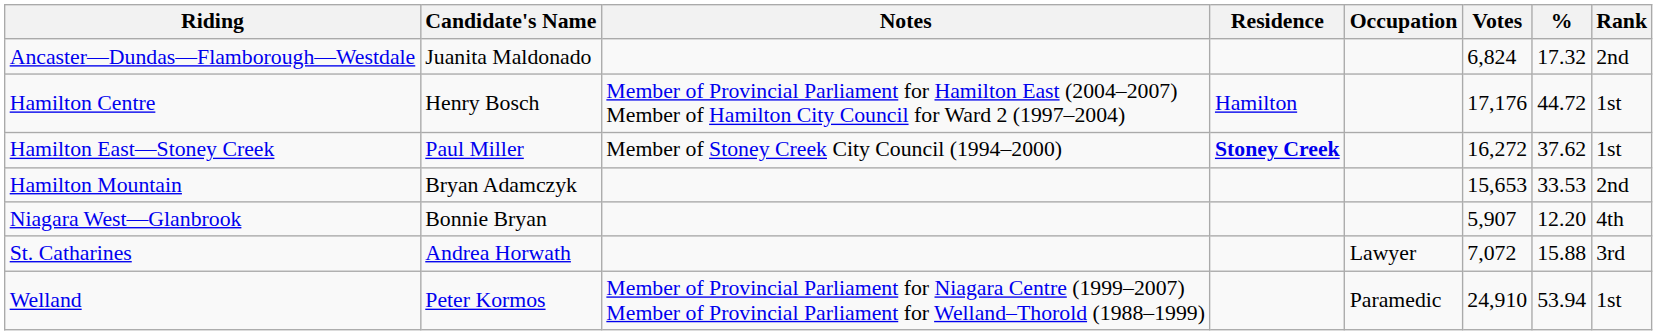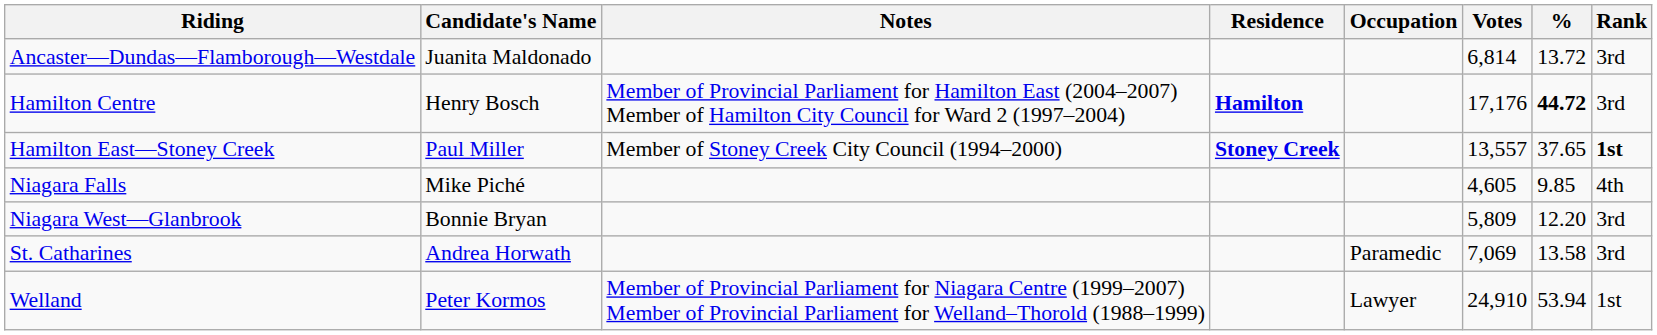(1492, 56) 6,824 -> (1492, 56) 6,814
(1562, 56) 17.32 -> (1562, 56) 13.72
(1613, 56) 2nd -> (1611, 56) 3rd
(1256, 103) normal -> (1259, 103) bold
(1562, 103) normal -> (1562, 103) bold
(1609, 103) 1st -> (1611, 103) 3rd
(1497, 149) 16,272 -> (1497, 149) 13,557
(1562, 149) 37.62 -> (1562, 149) 37.65
(1609, 149) normal -> (1610, 149) bold
- row: (96, 184)
+ row: (68, 184)
(1492, 218) 5,907 -> (1492, 218) 5,809
(1610, 218) 4th -> (1611, 218) 3rd
(1383, 253) Lawyer -> (1396, 253) Paramedic
(1492, 253) 7,072 -> (1492, 253) 7,069
(1562, 253) 15.88 -> (1562, 253) 13.58
(1396, 300) Paramedic -> (1383, 300) Lawyer
